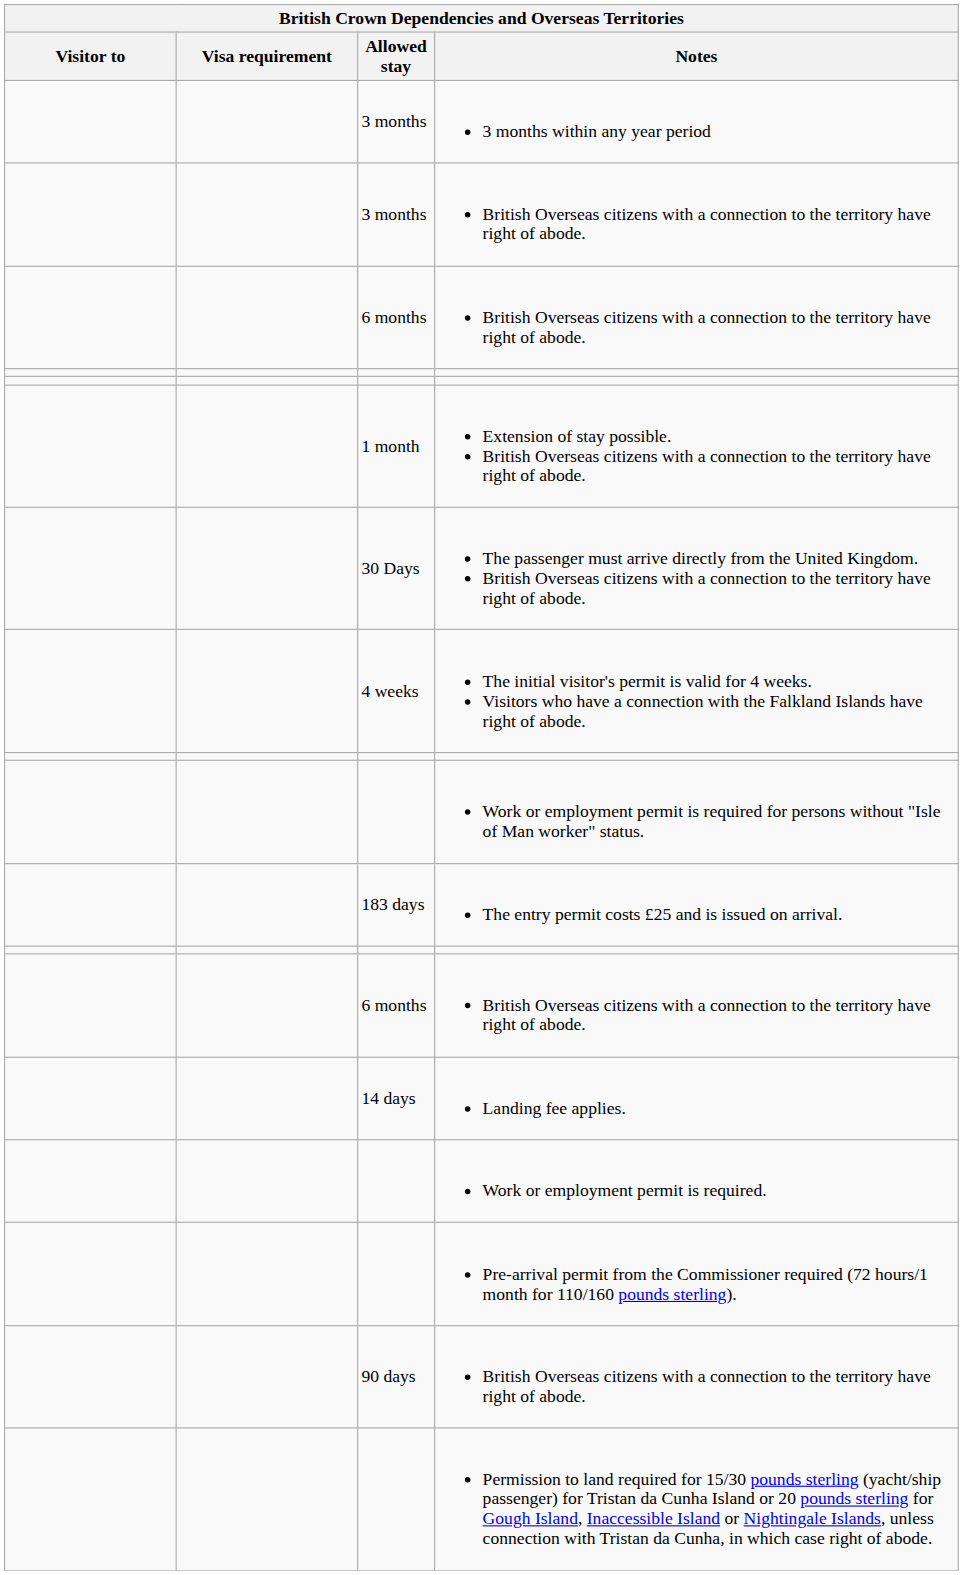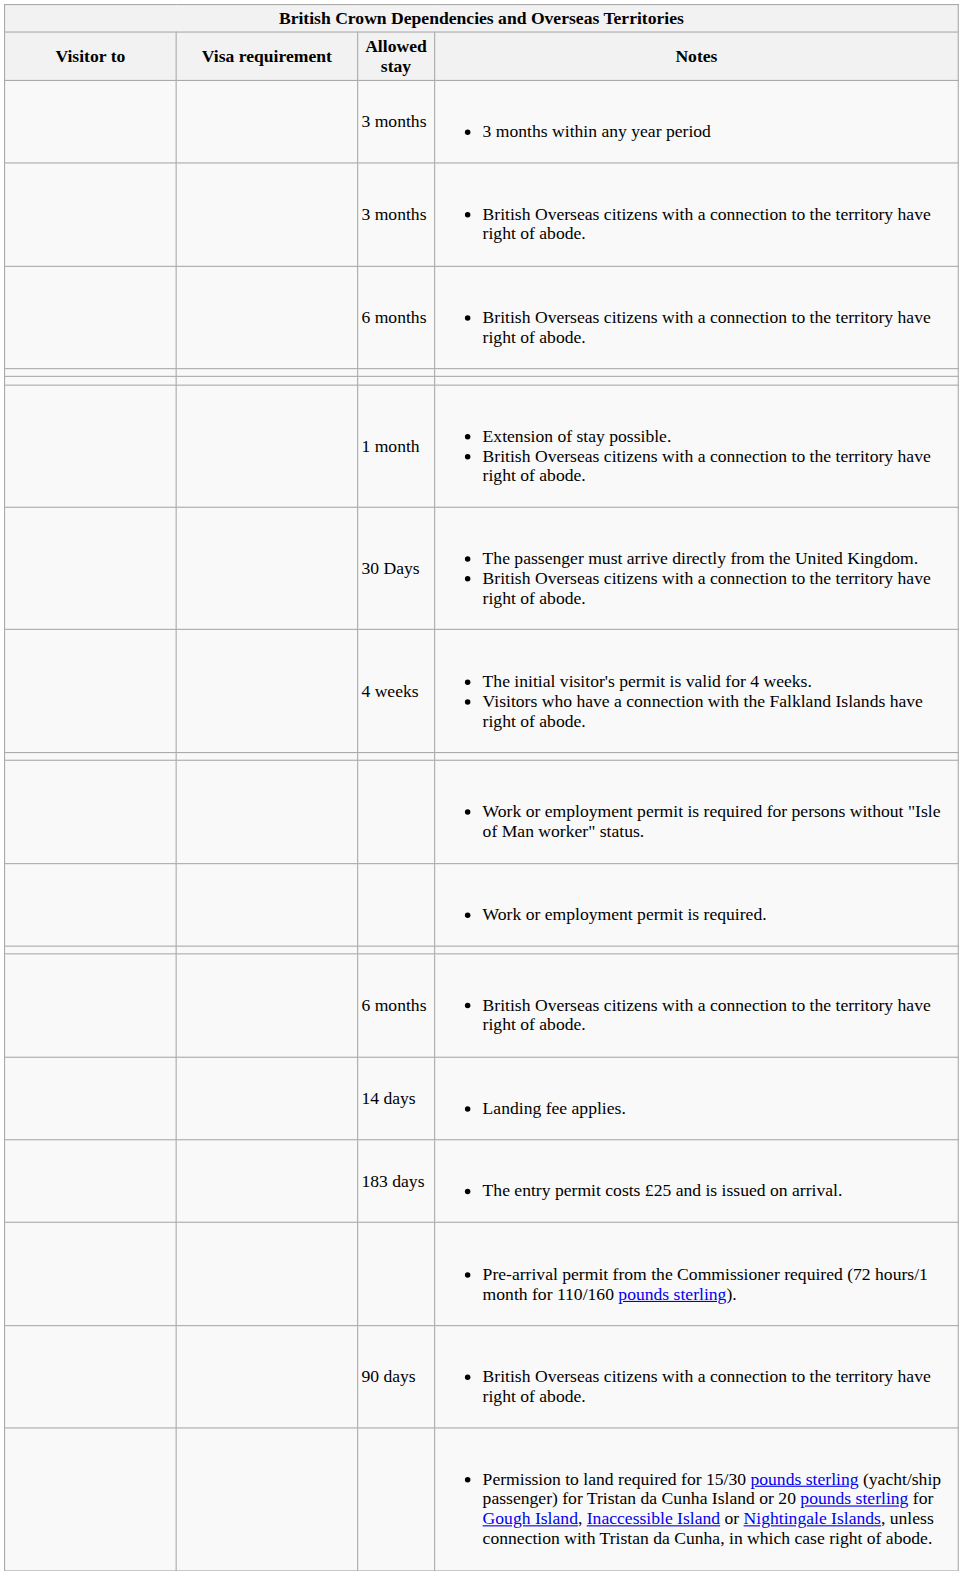rows swapped: (396, 1181) <-> (393, 904)
